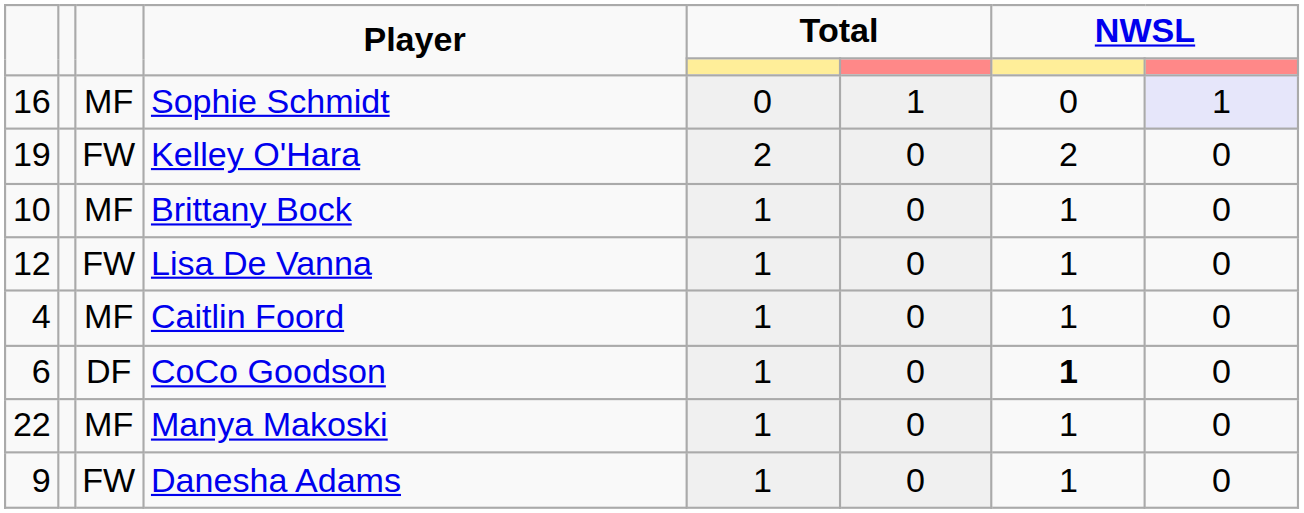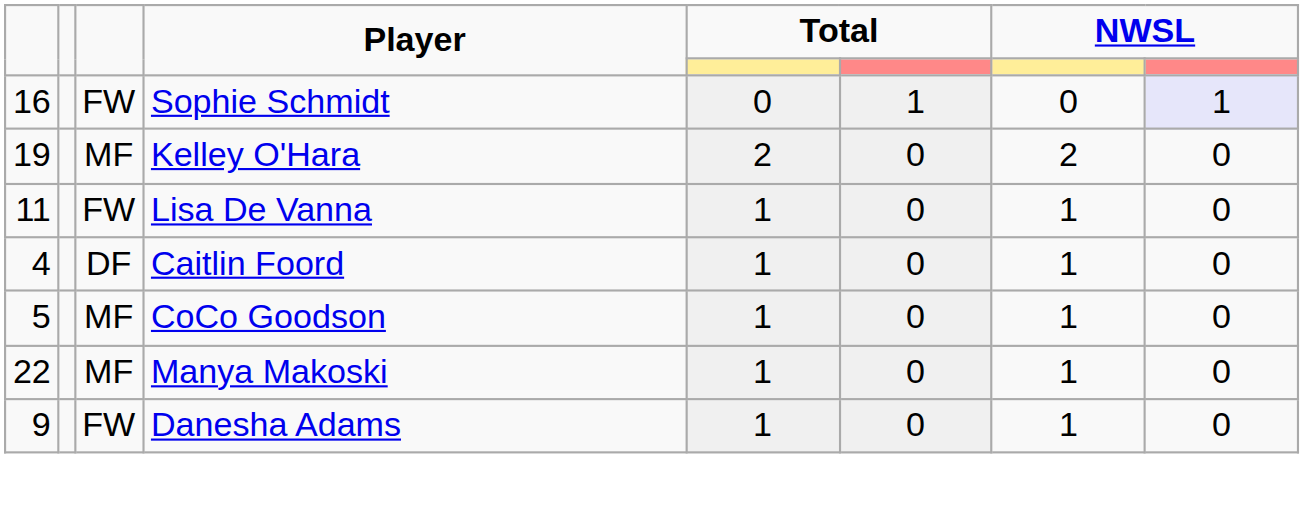(109, 101) MF -> (109, 101) FW
(109, 155) FW -> (109, 155) MF
- row: (251, 209)
(32, 263) 12 -> (33, 209) 11
(109, 317) MF -> (109, 263) DF
(41, 371) 6 -> (41, 317) 5
(109, 371) DF -> (109, 317) MF
(1069, 371) bold -> (1069, 317) normal
